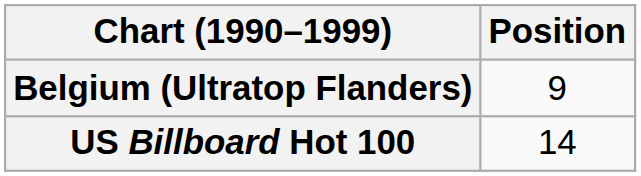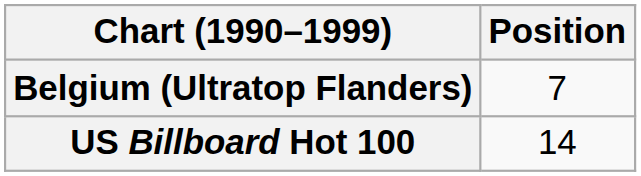(557, 87) 9 -> (557, 87) 7
